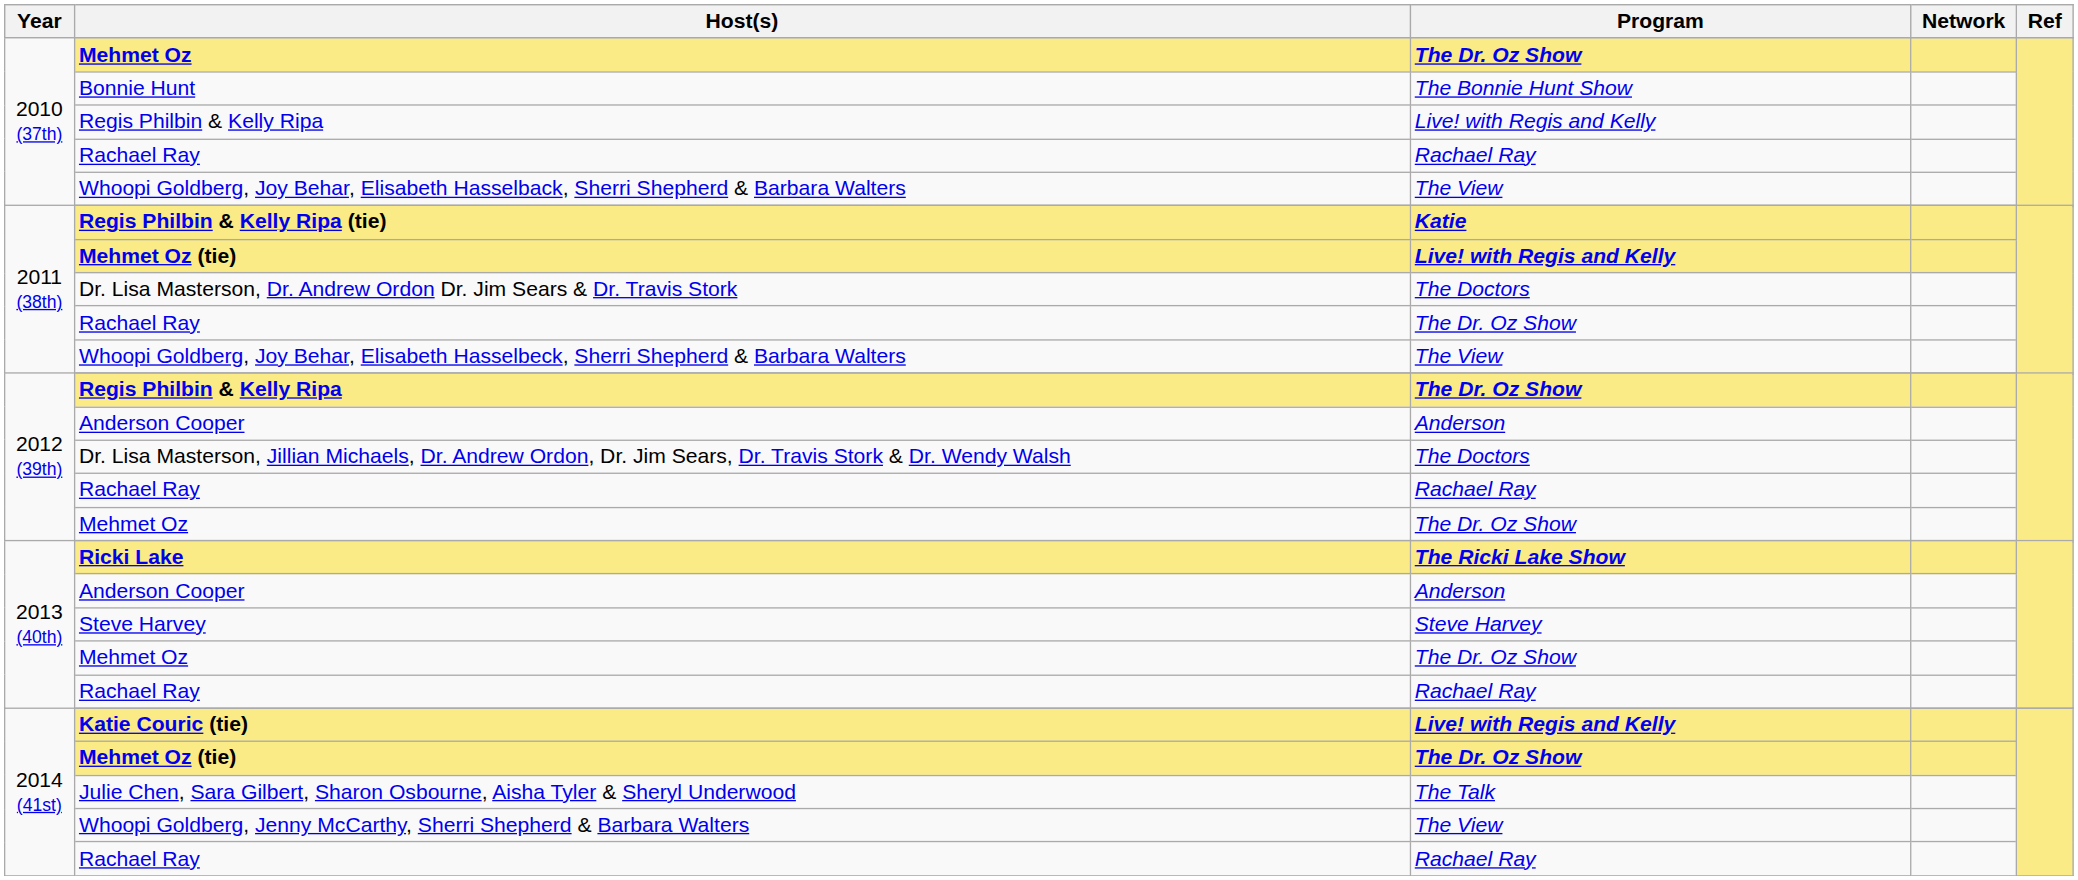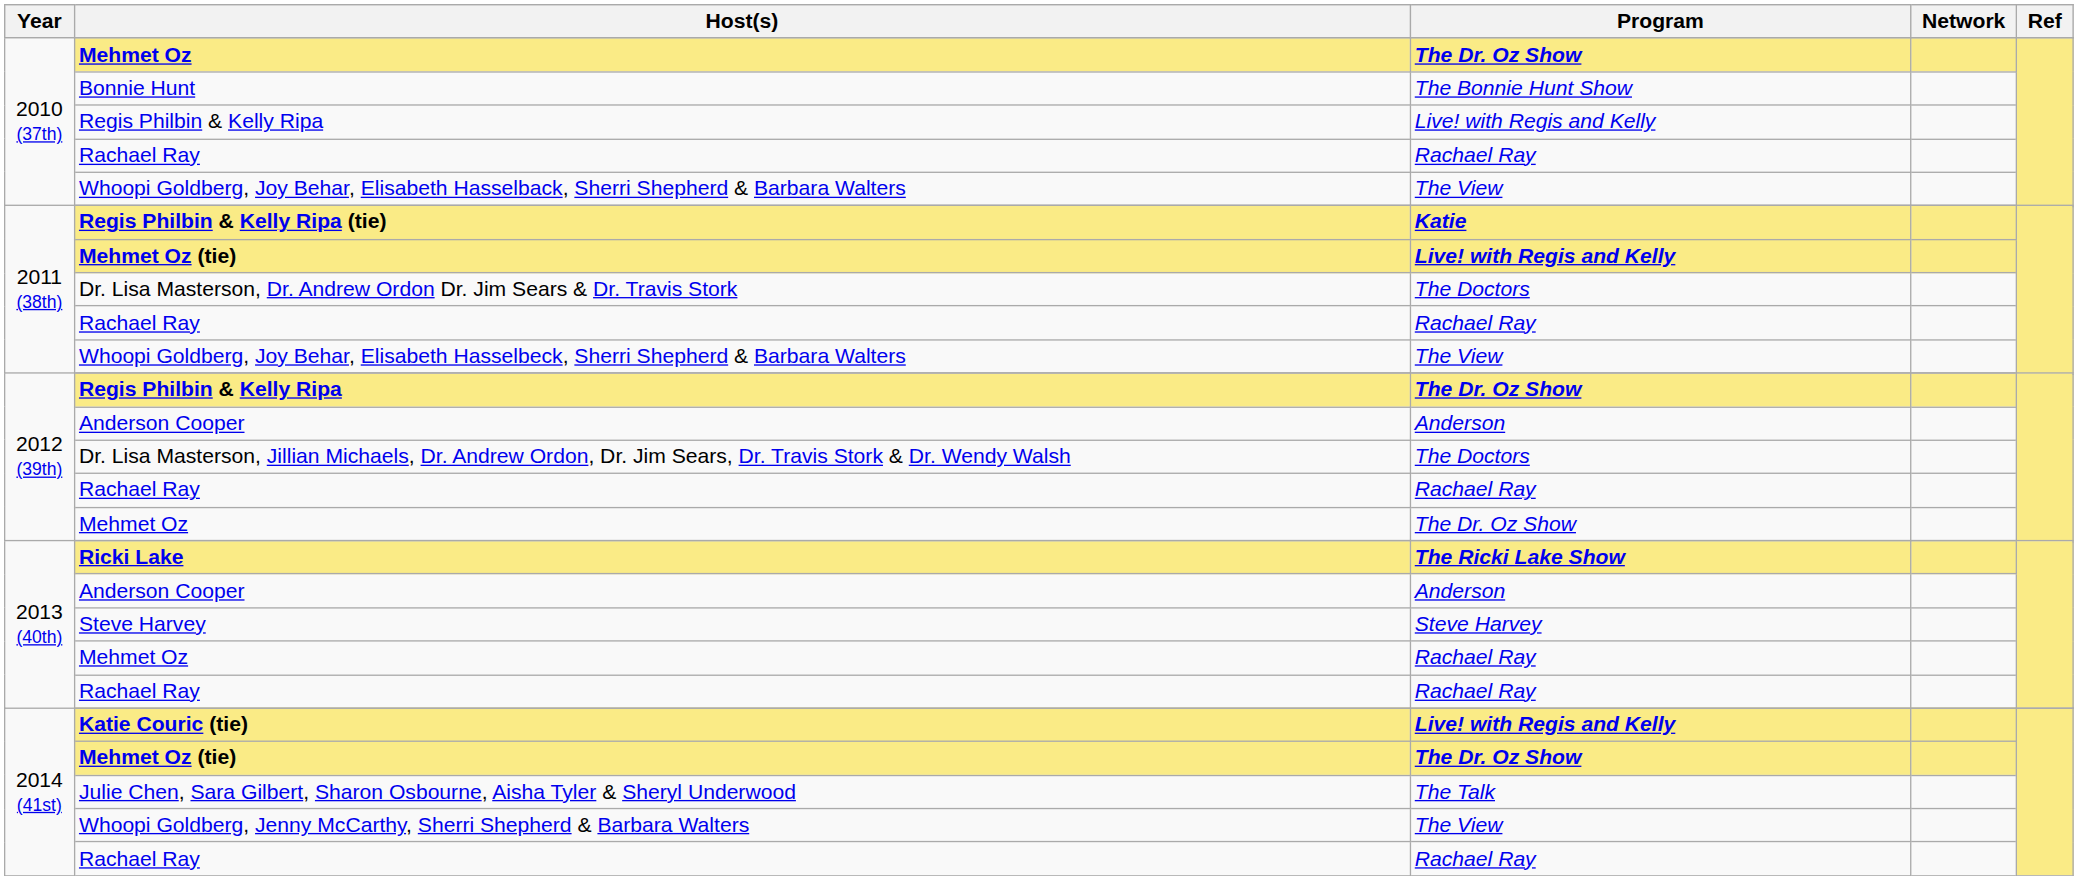(1495, 322) The Dr. Oz Show -> (1475, 322) Rachael Ray
(1495, 657) The Dr. Oz Show -> (1475, 657) Rachael Ray
